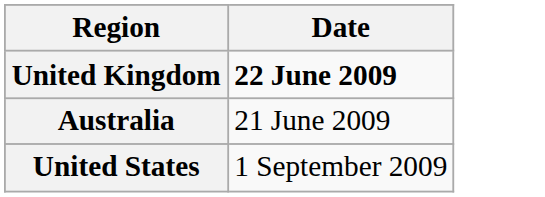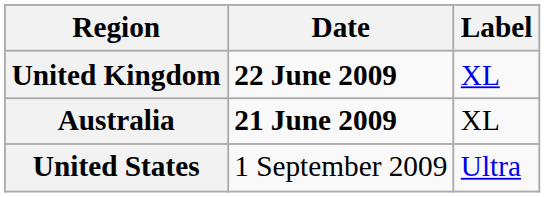+ column: (497, 27)
(312, 120) normal -> (316, 120) bold
